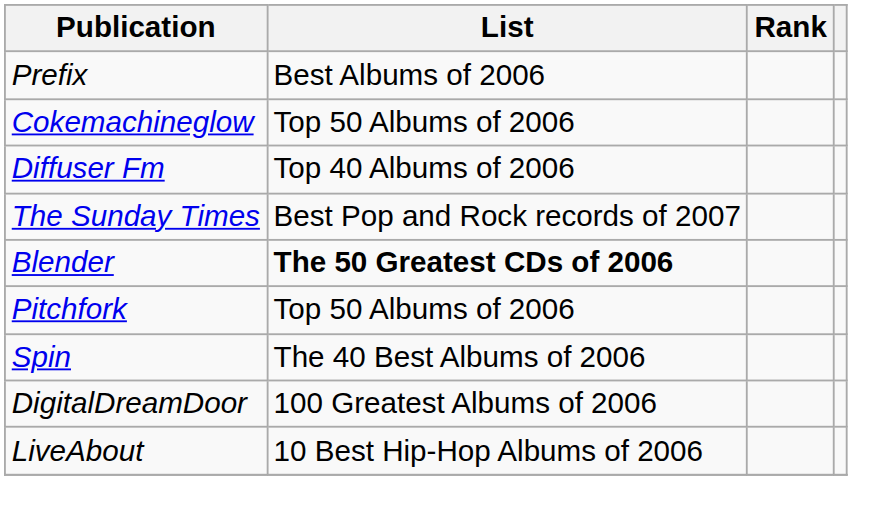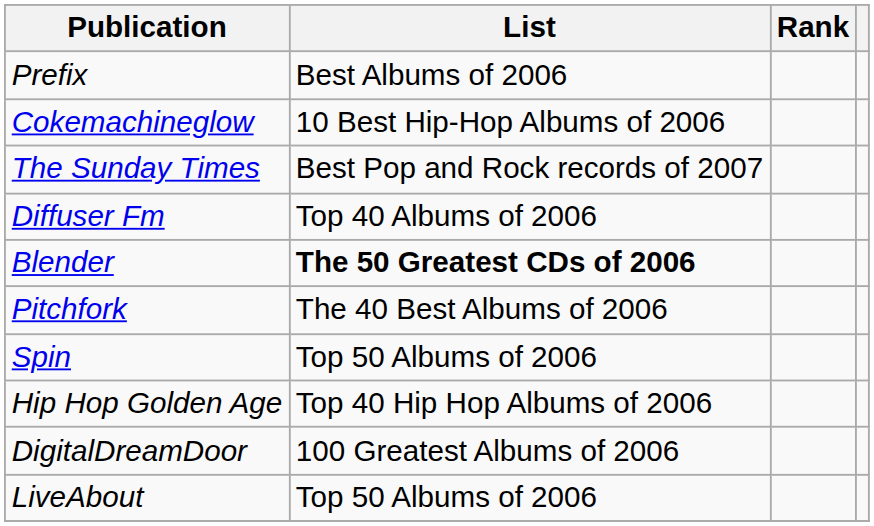(424, 121) Top 50 Albums of 2006 -> (511, 121) 10 Best Hip-Hop Albums of 2006
rows swapped: (88, 168) <-> (136, 215)
(424, 309) Top 50 Albums of 2006 -> (482, 309) The 40 Best Albums of 2006
(459, 356) The 40 Best Albums of 2006 -> (446, 356) Top 50 Albums of 2006
+ row: (147, 403)
(488, 450) 10 Best Hip-Hop Albums of 2006 -> (446, 497) Top 50 Albums of 2006
